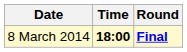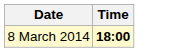- column: (158, 15)
